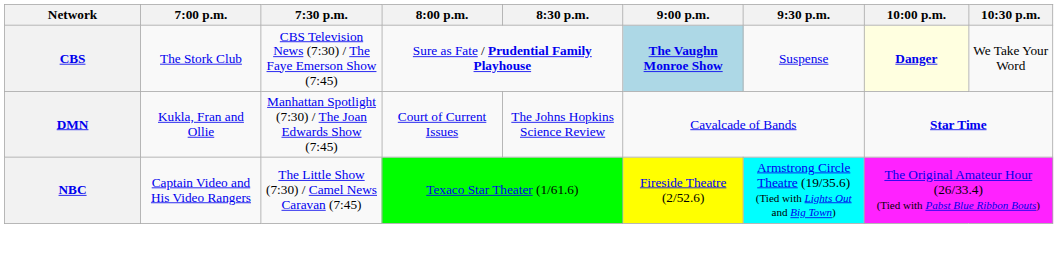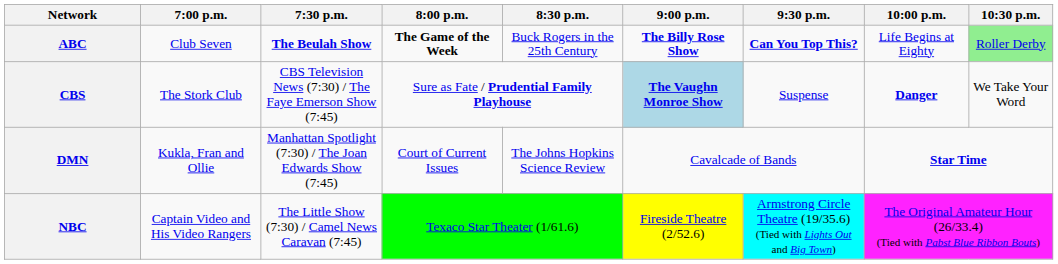+ row: (73, 43)
(916, 58) lightyellow background -> (916, 94) no background
